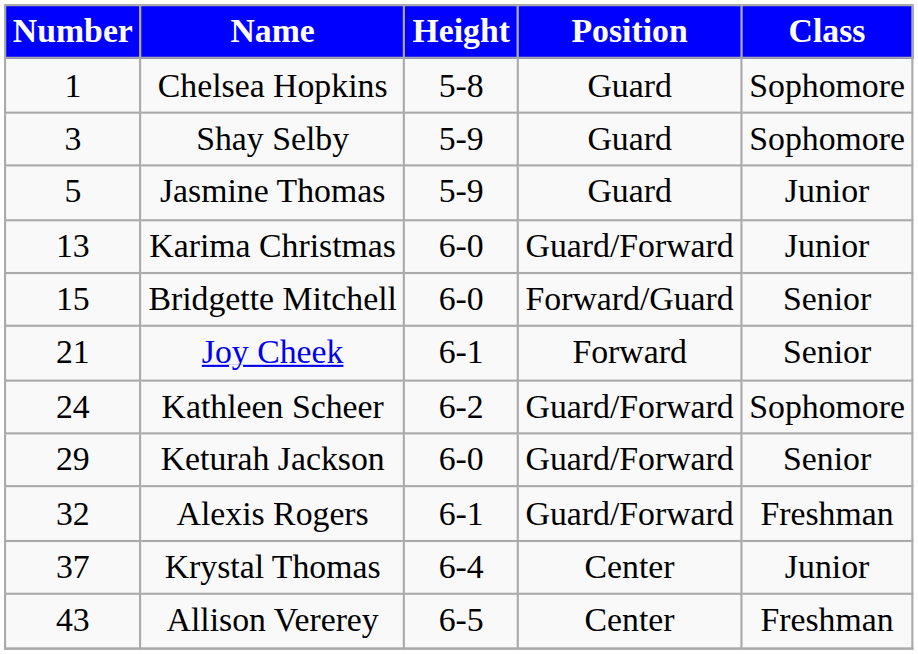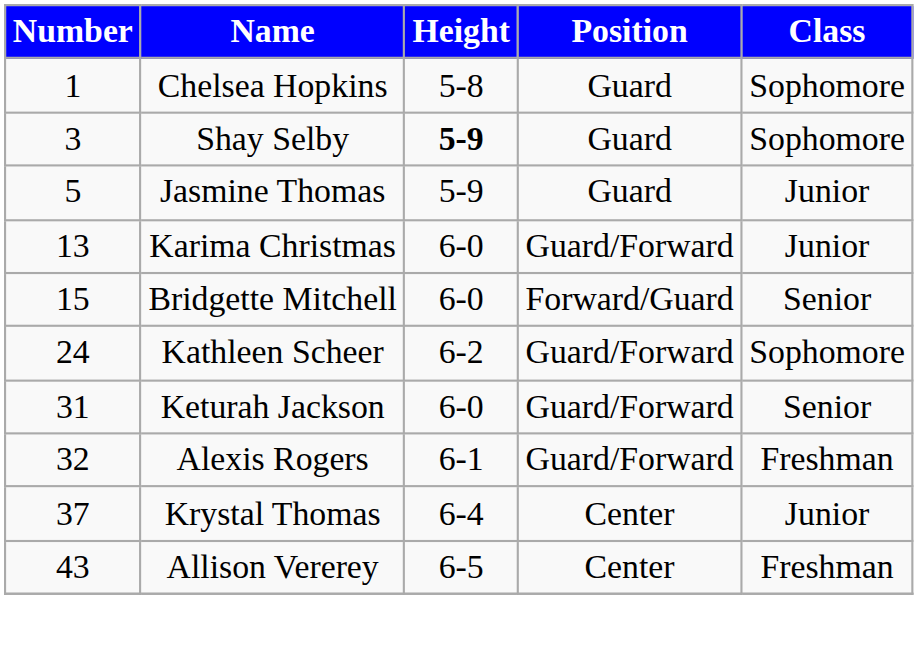(461, 138) normal -> (461, 138) bold
- row: (273, 352)
(73, 459) 29 -> (73, 406) 31
